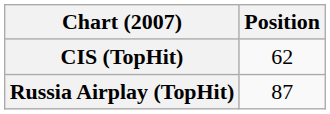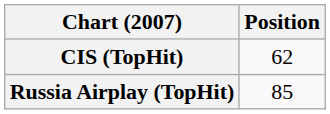(282, 91) 87 -> (282, 91) 85
